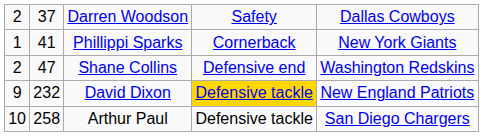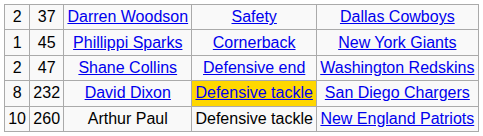(47, 42) 41 -> (47, 42) 45
(17, 93) 9 -> (17, 93) 8
(397, 93) New England Patriots -> (397, 93) San Diego Chargers
(47, 118) 258 -> (47, 118) 260
(397, 118) San Diego Chargers -> (397, 118) New England Patriots
